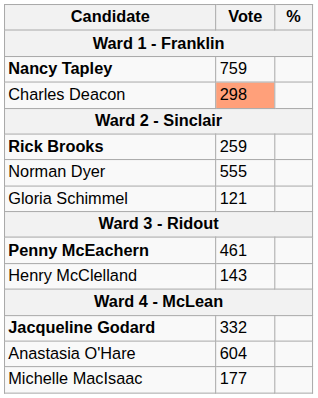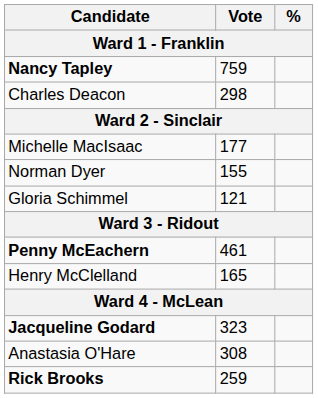(233, 95) lightsalmon background -> (233, 95) no background
rows swapped: (56, 146) <-> (75, 379)
(233, 172) 555 -> (233, 172) 155
(233, 276) 143 -> (233, 276) 165
(233, 328) 332 -> (233, 328) 323
(233, 353) 604 -> (233, 353) 308
